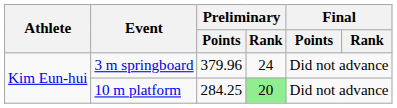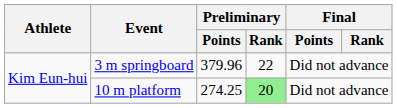(266, 65) 24 -> (266, 65) 22
(221, 90) 284.25 -> (221, 90) 274.25
